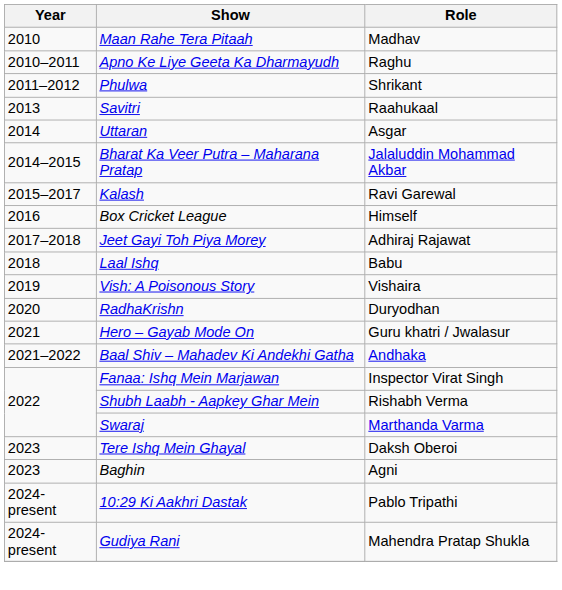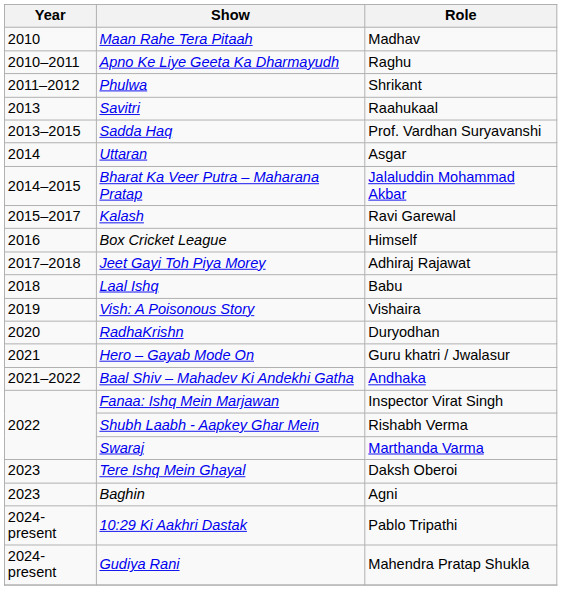+ row: (136, 131)
